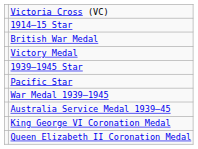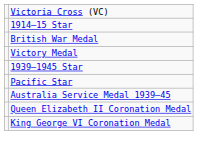- row: (60, 95)
rows swapped: (91, 123) <-> (101, 137)
